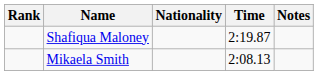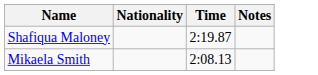- column: (24, 15)
